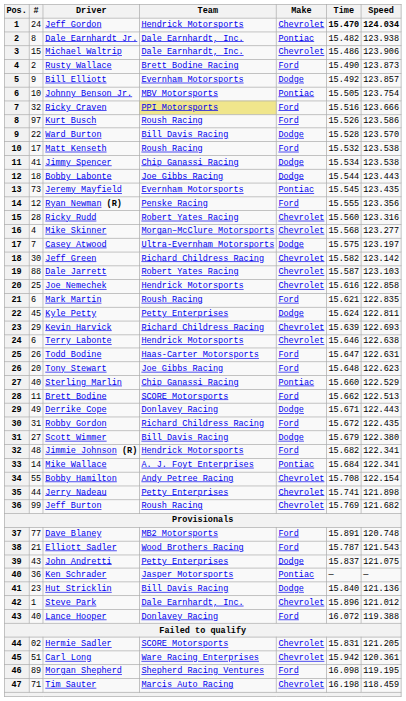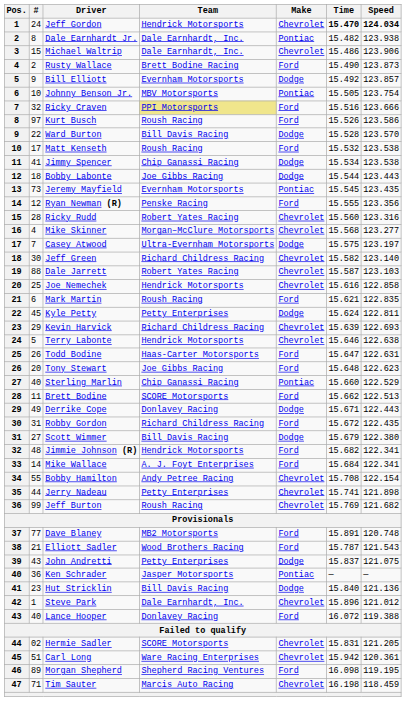(381, 259) 123.142 -> (381, 259) 123.140
(34, 342) 6 -> (34, 342) 5
(296, 466) Pontiac -> (289, 466) Ford
